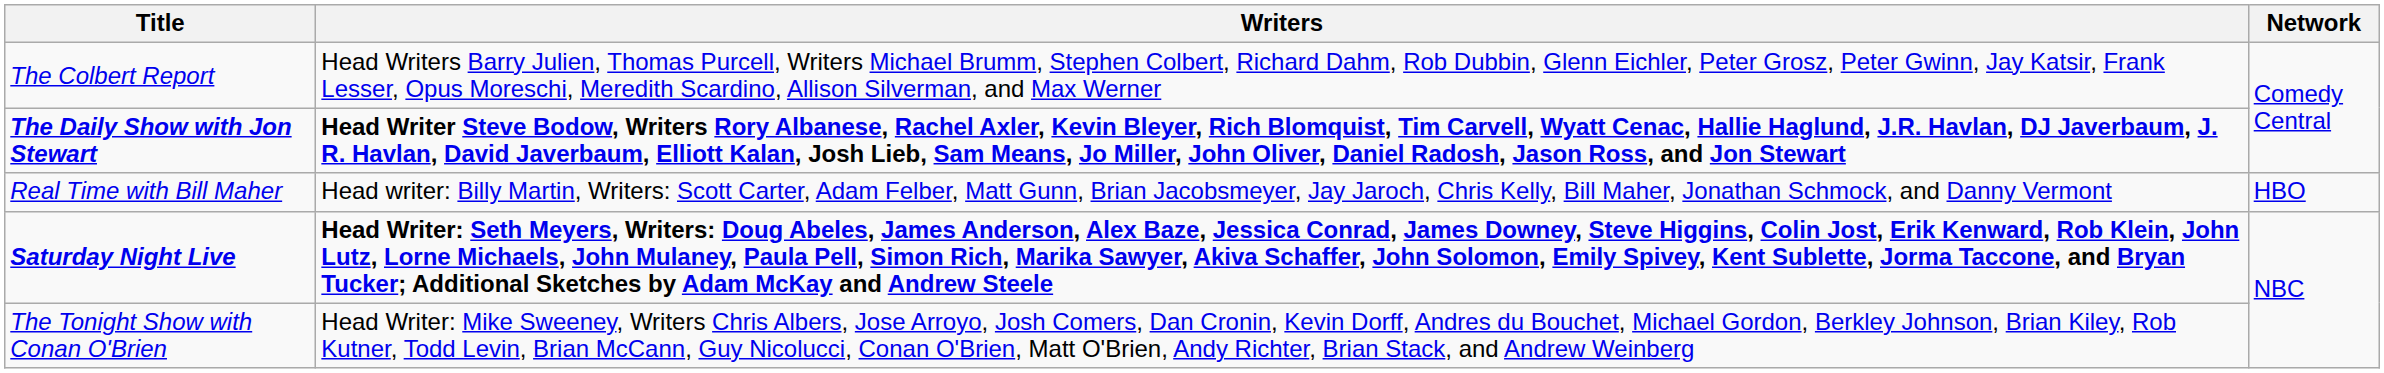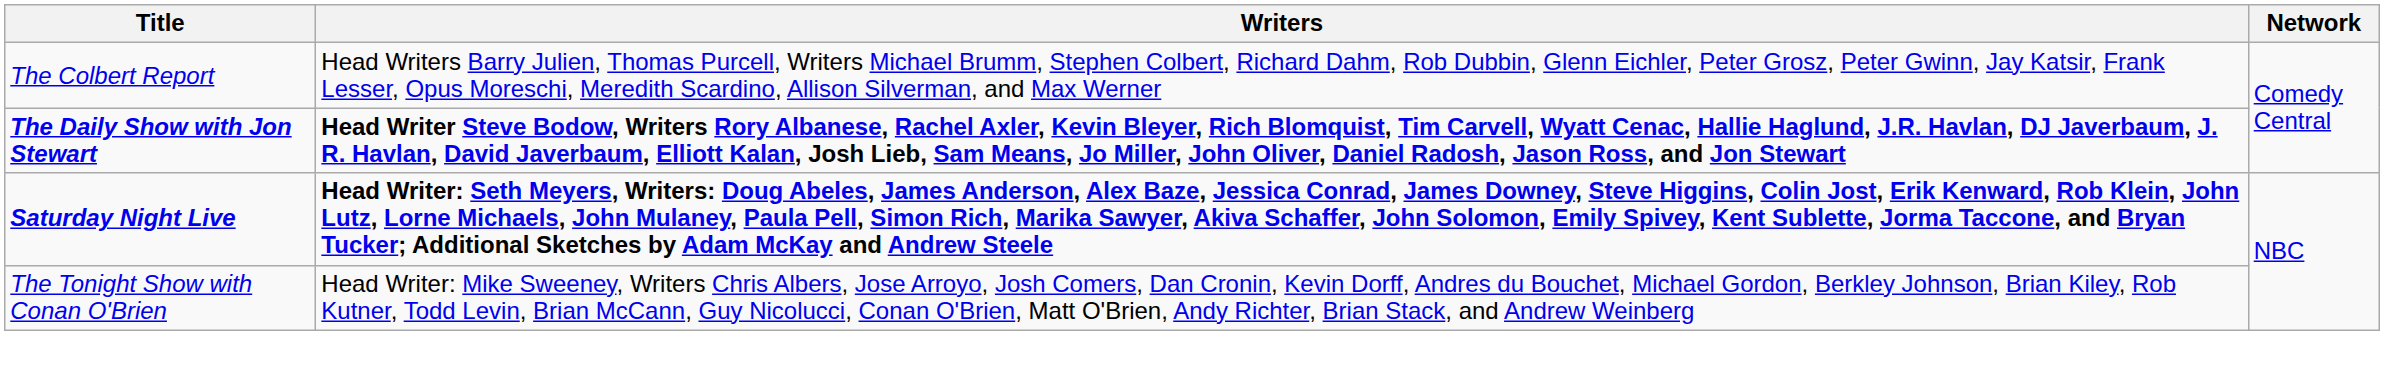- row: (146, 191)
